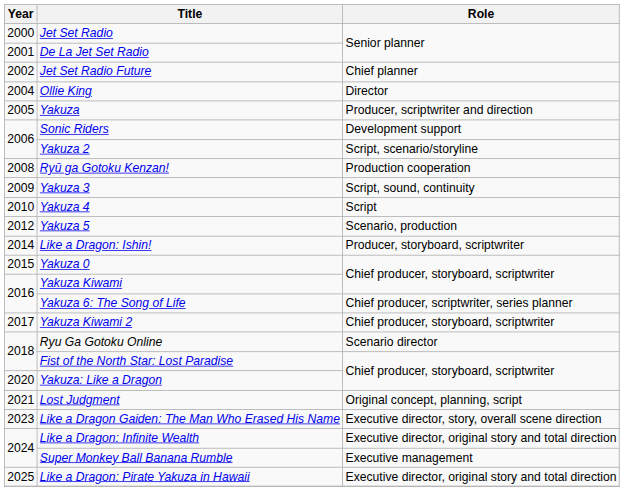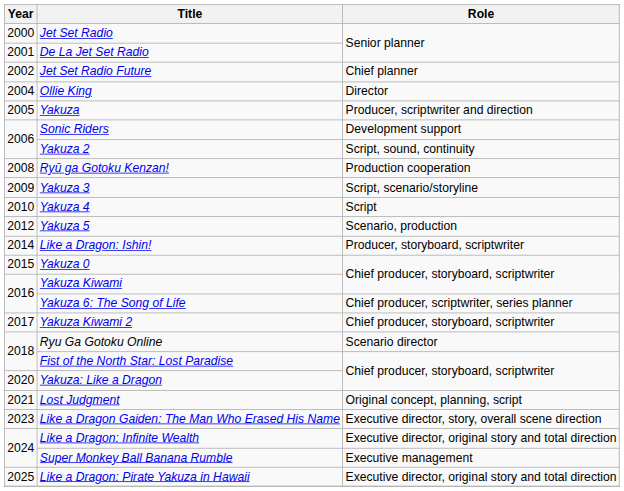(412, 149) Script, scenario/storyline -> (410, 149) Script, sound, continuity
(410, 187) Script, sound, continuity -> (412, 187) Script, scenario/storyline
